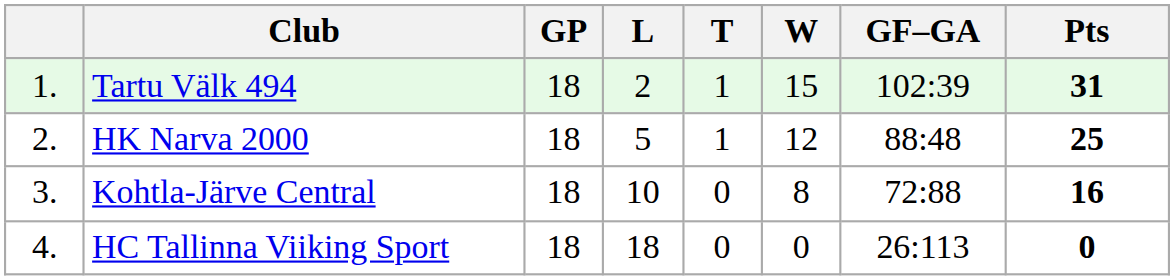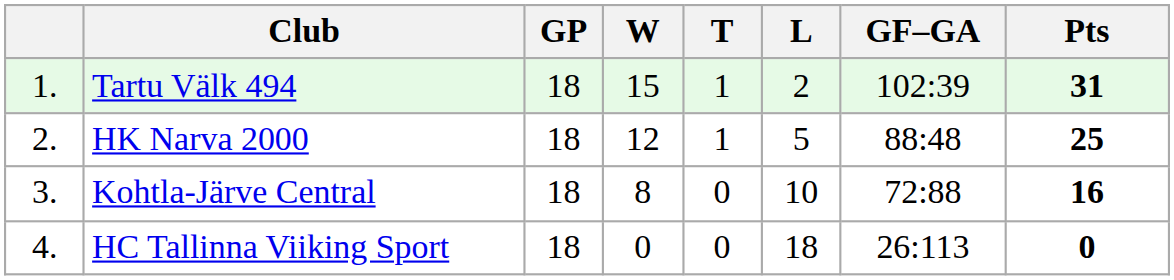columns swapped: (801, 31) <-> (643, 31)
